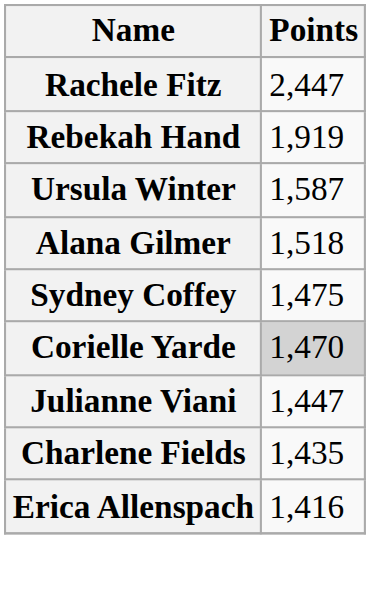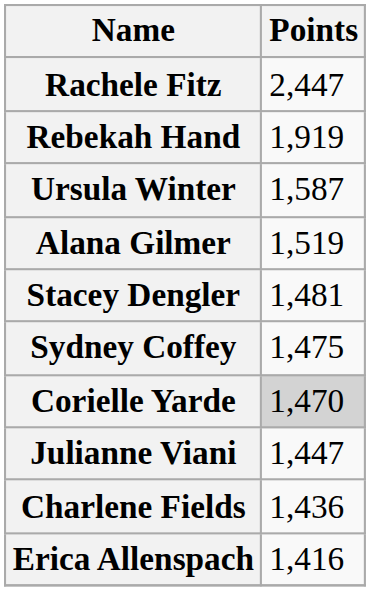(307, 242) 1,518 -> (307, 242) 1,519
+ row: (133, 294)
(307, 453) 1,435 -> (307, 505) 1,436
